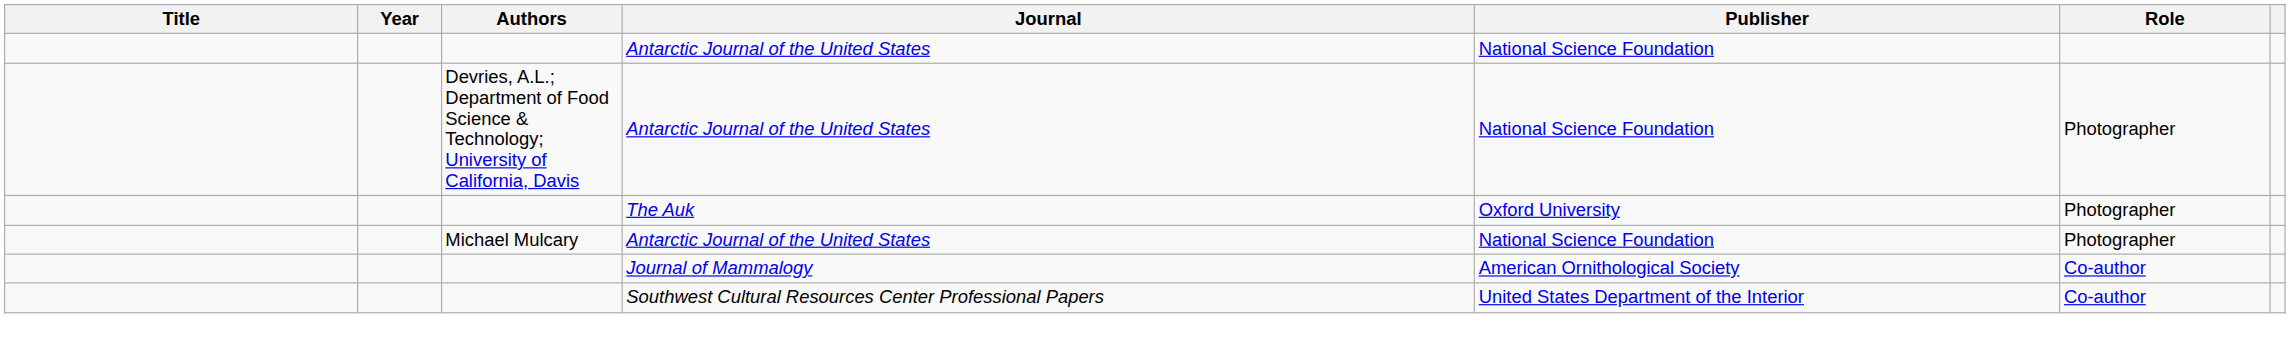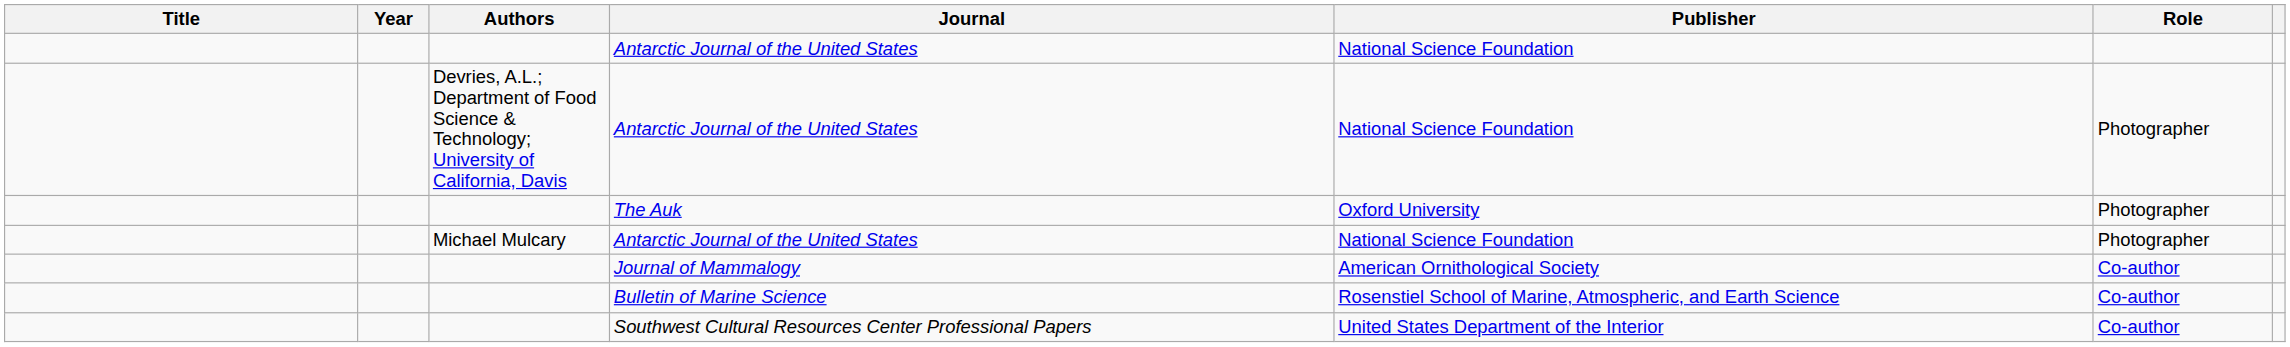+ row: (519, 298)
